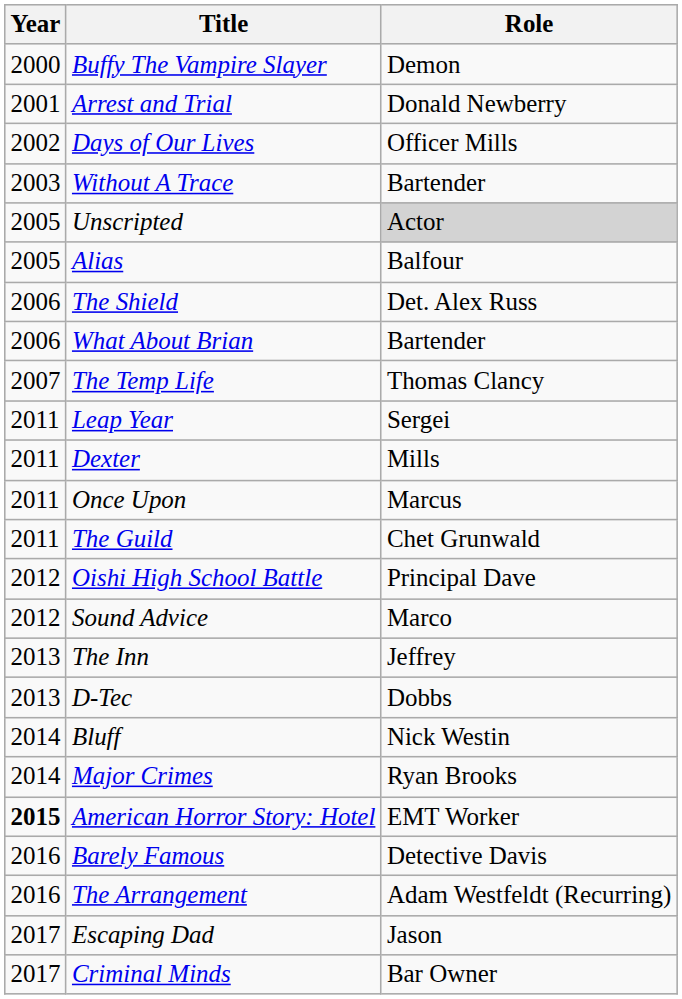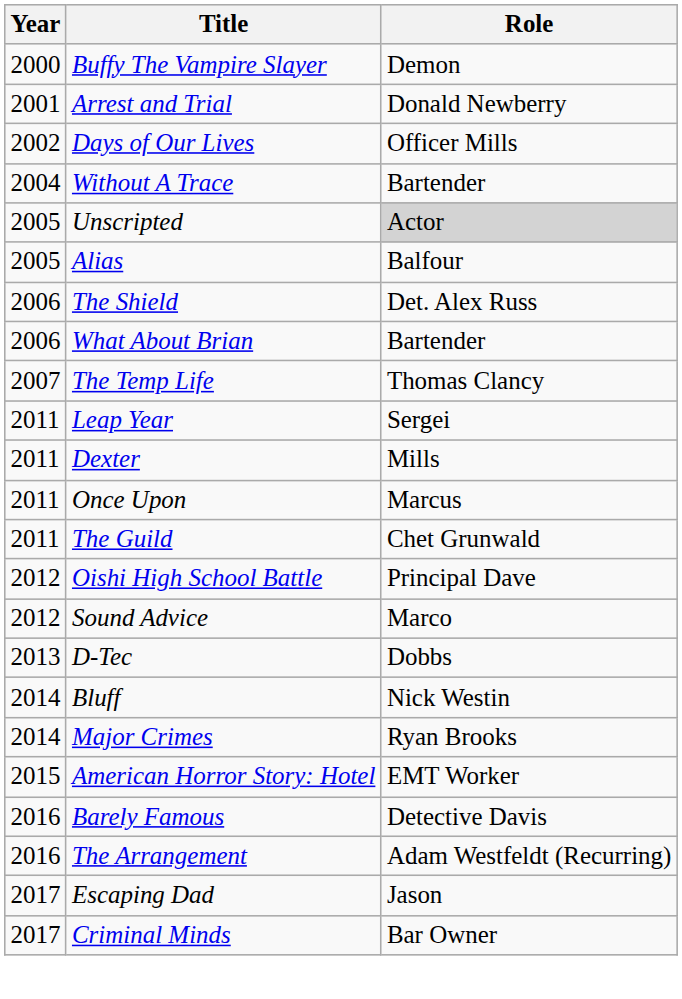(35, 182) 2003 -> (35, 182) 2004
- row: (110, 657)
(35, 815) bold -> (35, 776) normal
